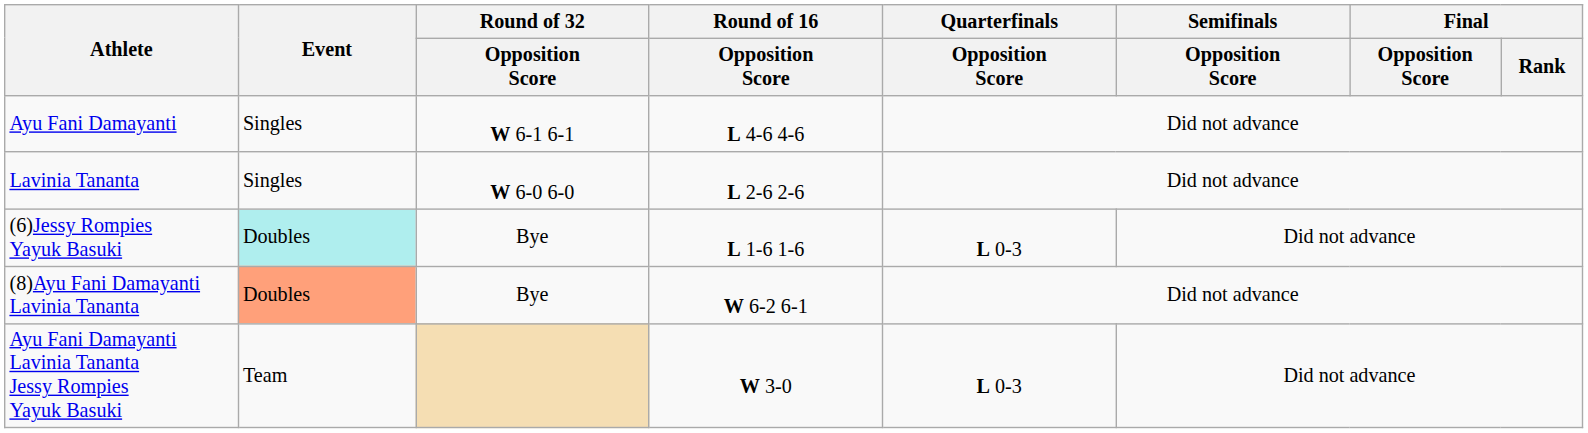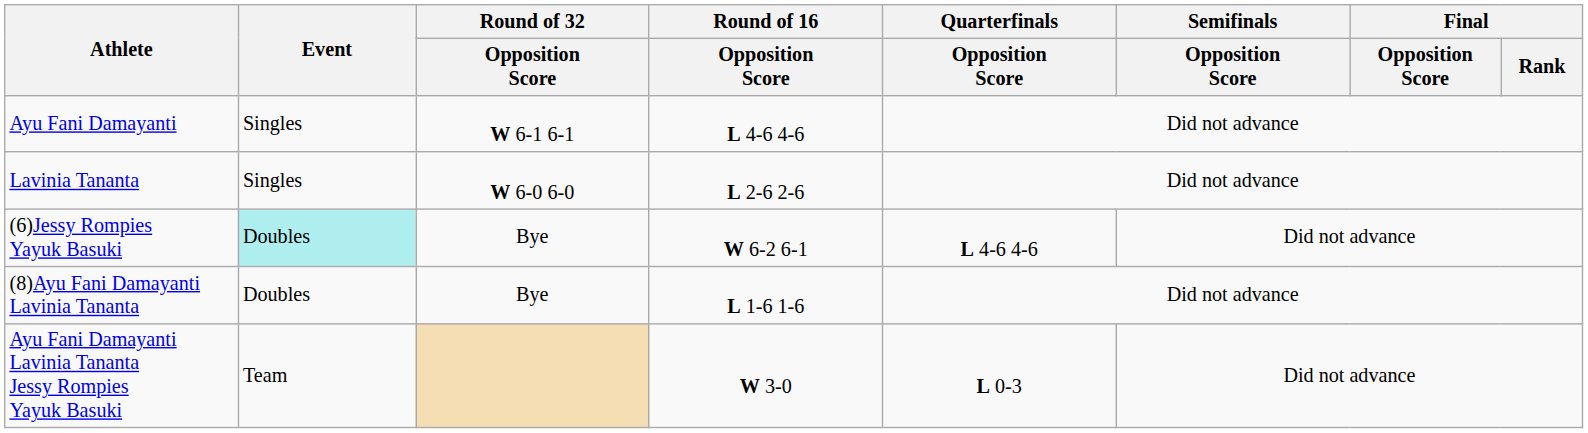(766, 249) L 1-6 1-6 -> (766, 249) W 6-2 6-1
(999, 249) L 0-3 -> (999, 249) L 4-6 4-6
(276, 294) lightsalmon background -> (276, 294) no background
(766, 306) W 6-2 6-1 -> (766, 306) L 1-6 1-6
